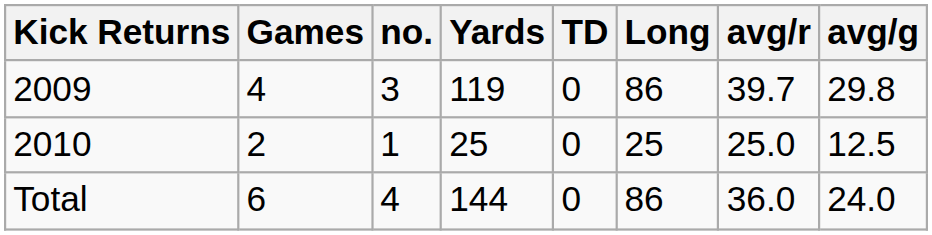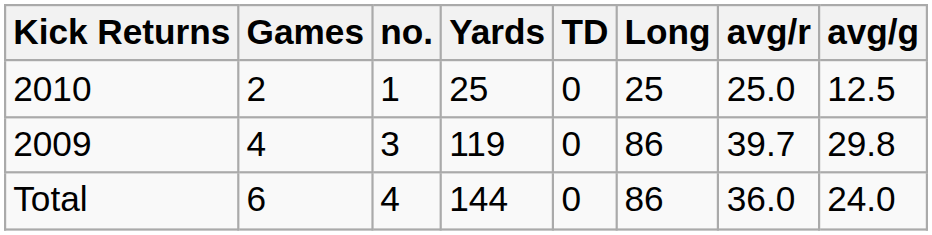rows swapped: (52, 88) <-> (52, 144)
